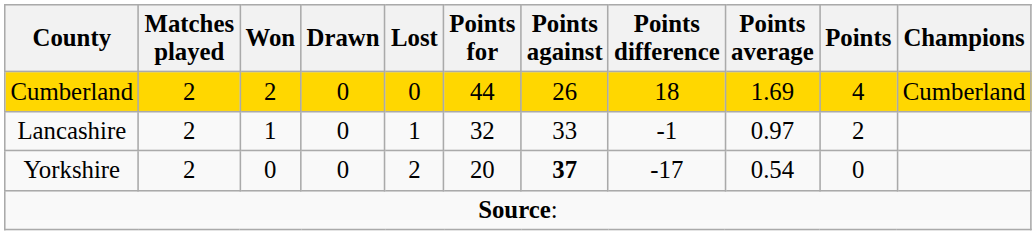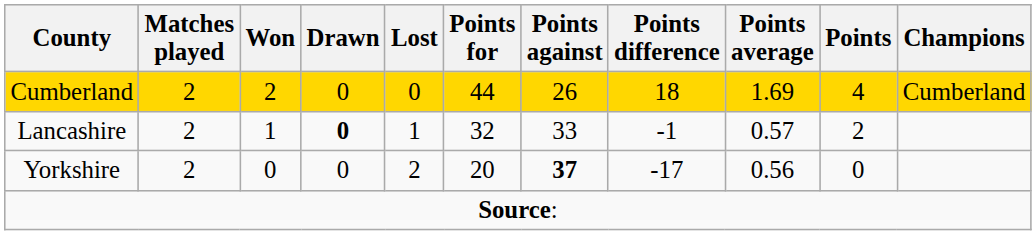(343, 130) normal -> (343, 130) bold
(772, 130) 0.97 -> (772, 130) 0.57
(772, 170) 0.54 -> (772, 170) 0.56
